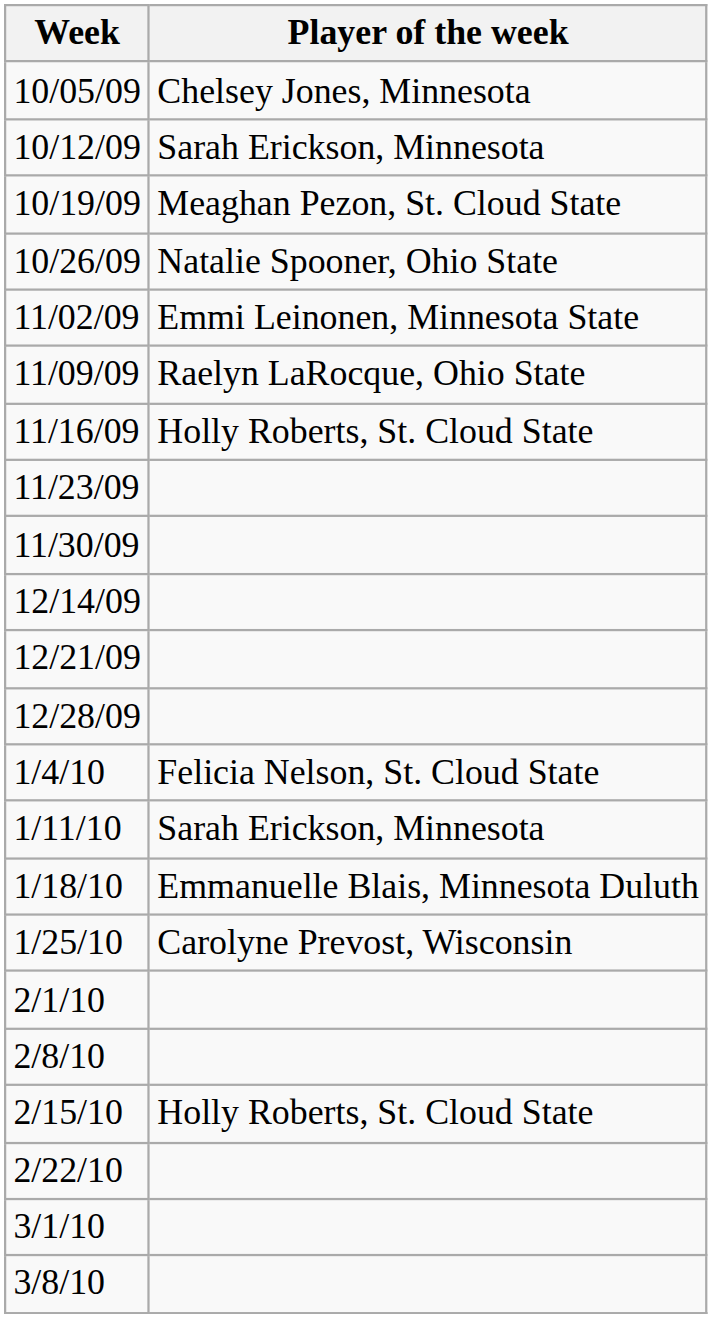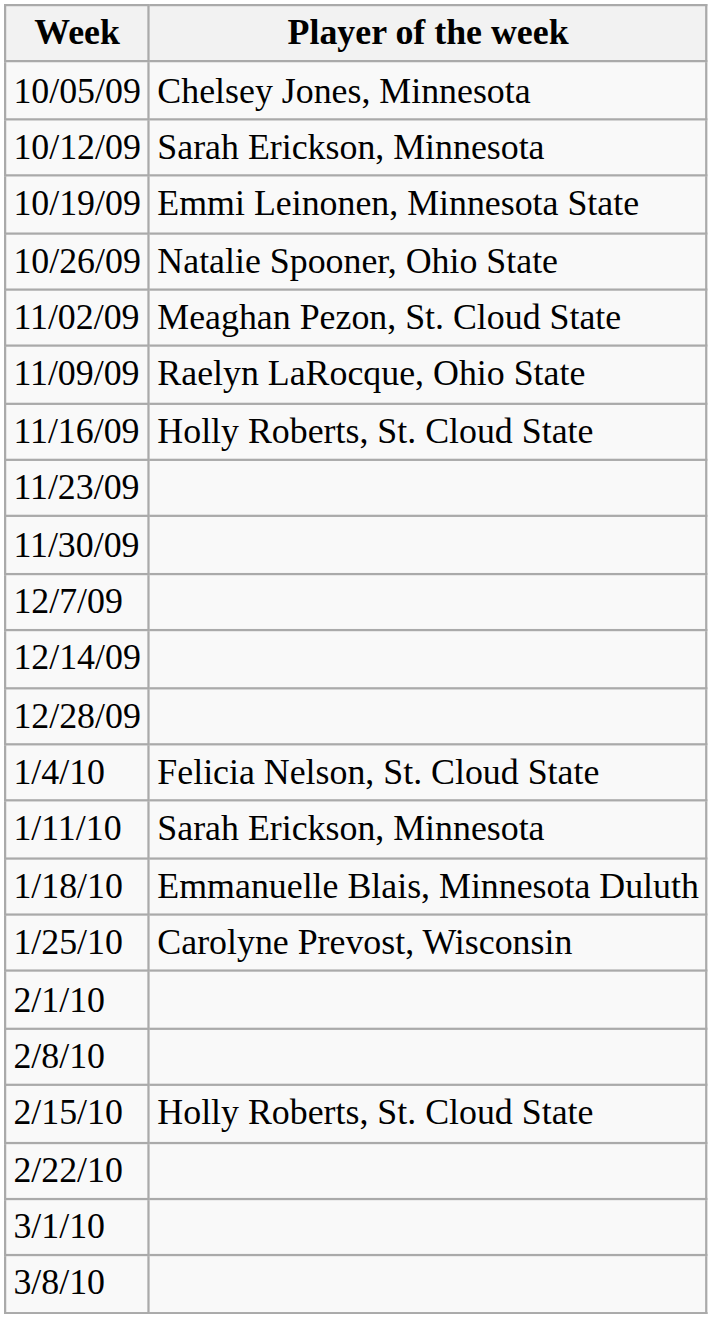(389, 203) Meaghan Pezon, St. Cloud State -> (398, 203) Emmi Leinonen, Minnesota State
(398, 317) Emmi Leinonen, Minnesota State -> (389, 317) Meaghan Pezon, St. Cloud State
+ row: (68, 601)
- row: (77, 658)
